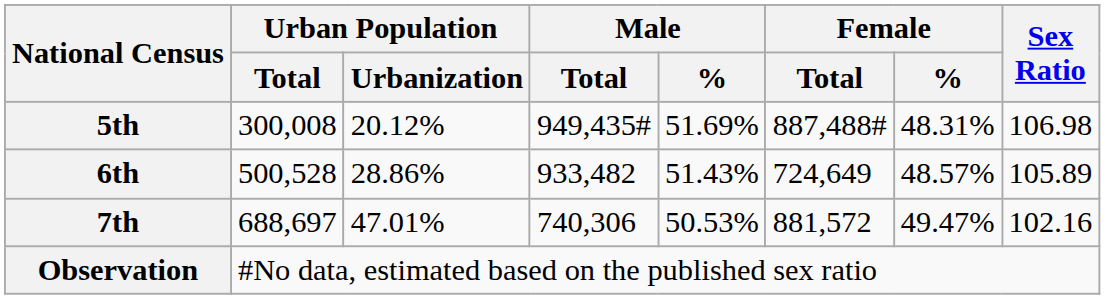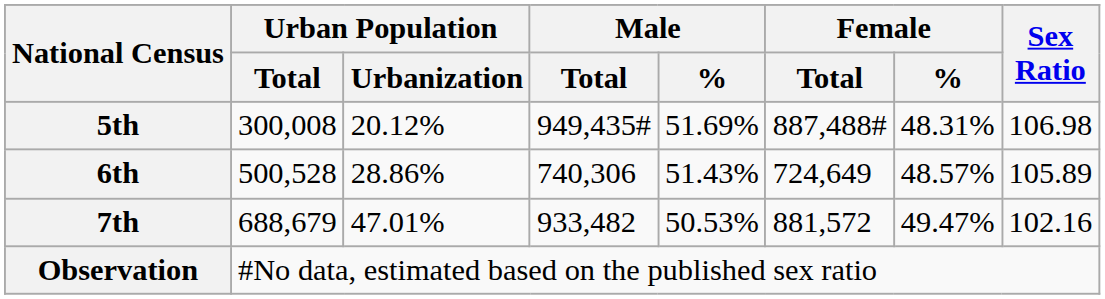(586, 173) 933,482 -> (586, 173) 740,306
(287, 221) 688,697 -> (287, 221) 688,679
(586, 221) 740,306 -> (586, 221) 933,482
